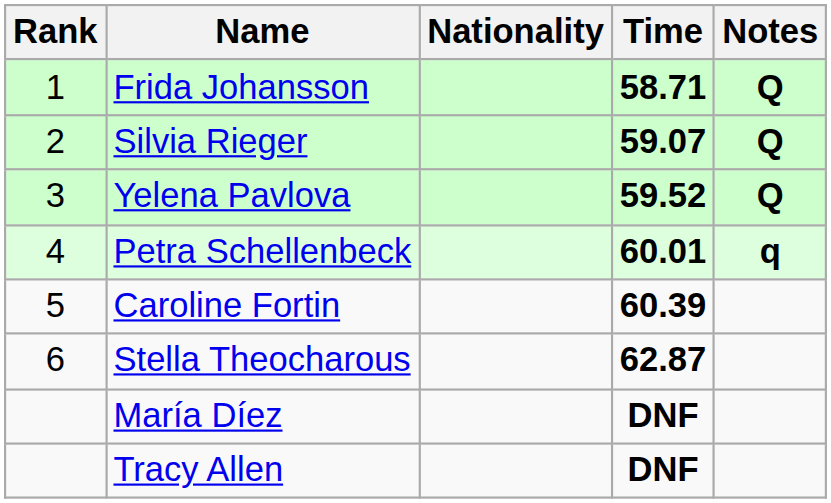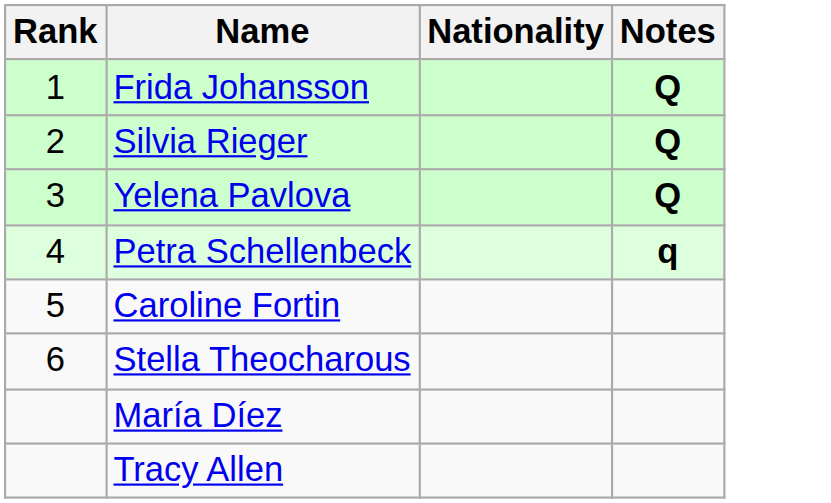- column: (663, 31)
